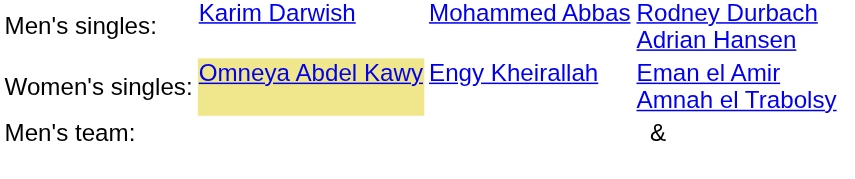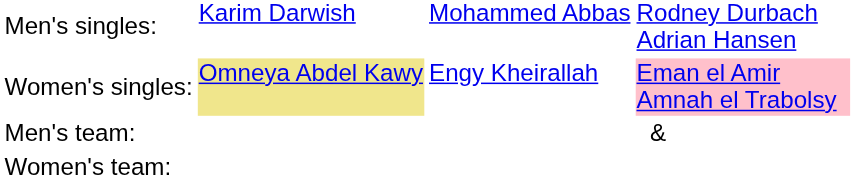(743, 86) no background -> (743, 86) pink background
+ row: (88, 166)
